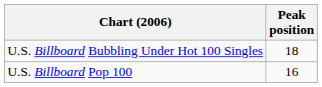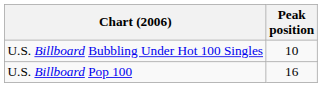(292, 51) 18 -> (292, 51) 10
